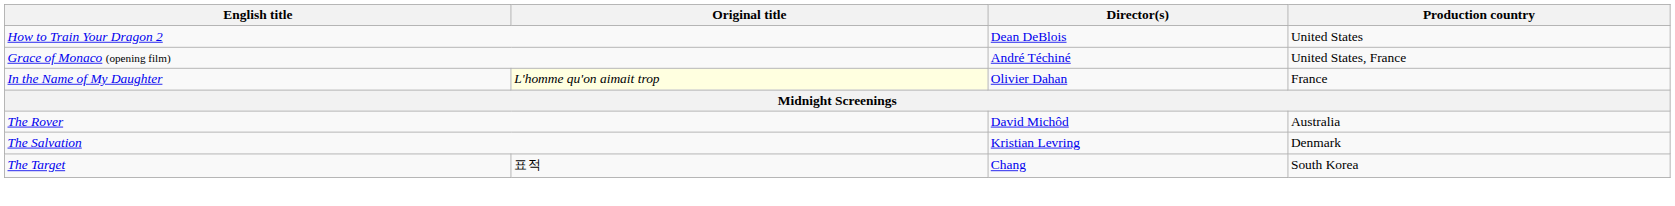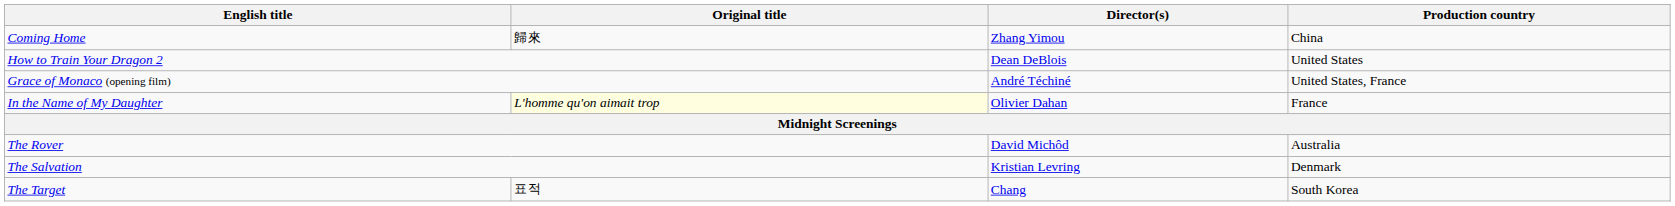+ row: (47, 37)
